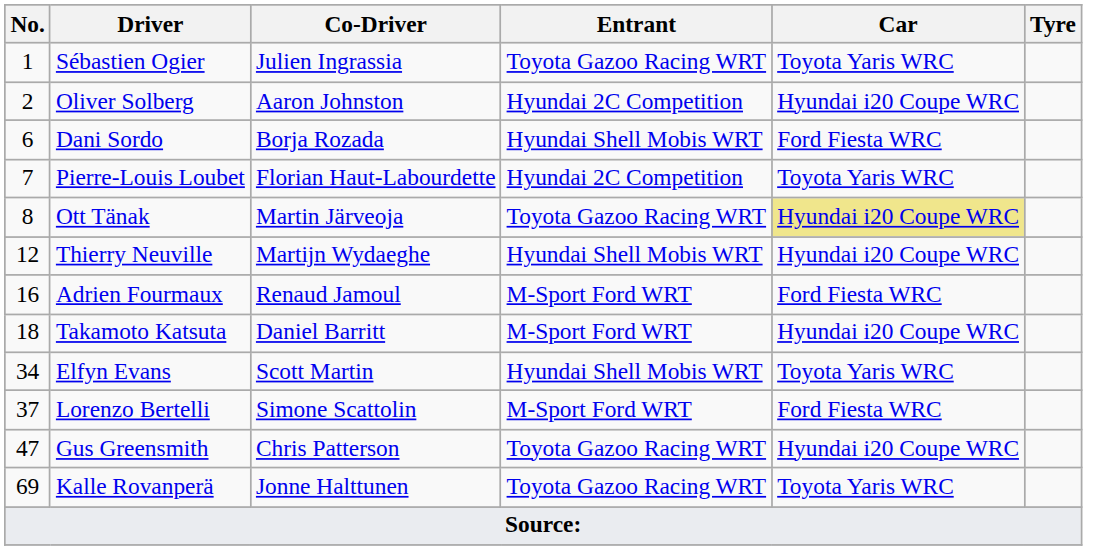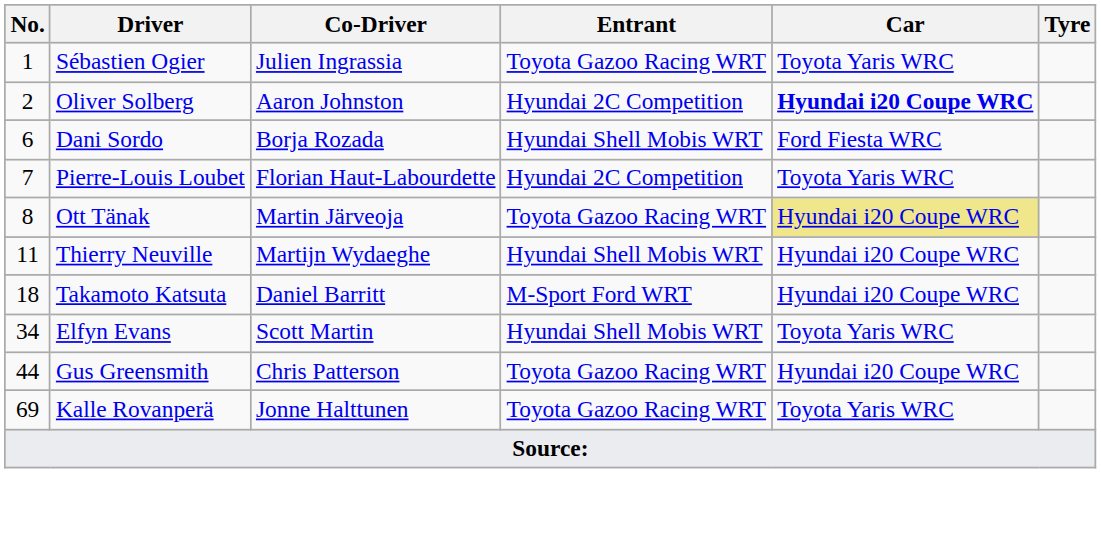(898, 100) normal -> (905, 100) bold
(28, 254) 12 -> (28, 254) 11
- row: (139, 293)
- row: (133, 409)
(28, 447) 47 -> (28, 370) 44
